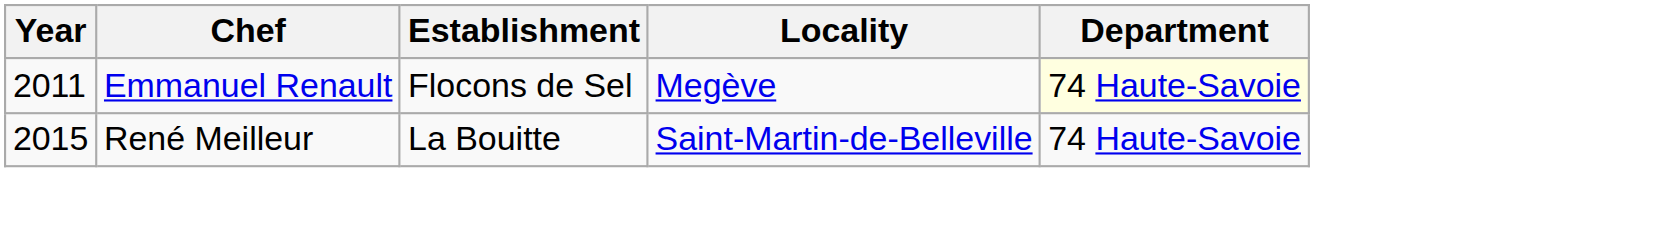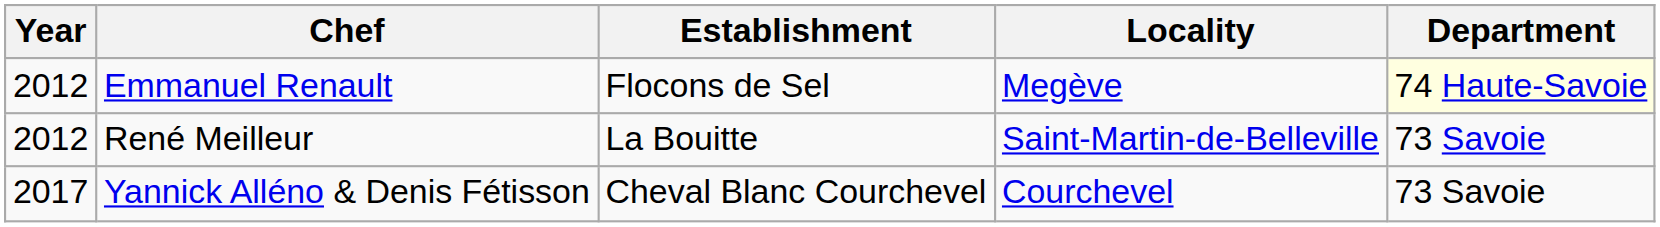(49, 85) 2011 -> (51, 85) 2012
(51, 138) 2015 -> (51, 138) 2012
(1175, 138) 74 Haute-Savoie -> (1470, 138) 73 Savoie
+ row: (347, 192)
